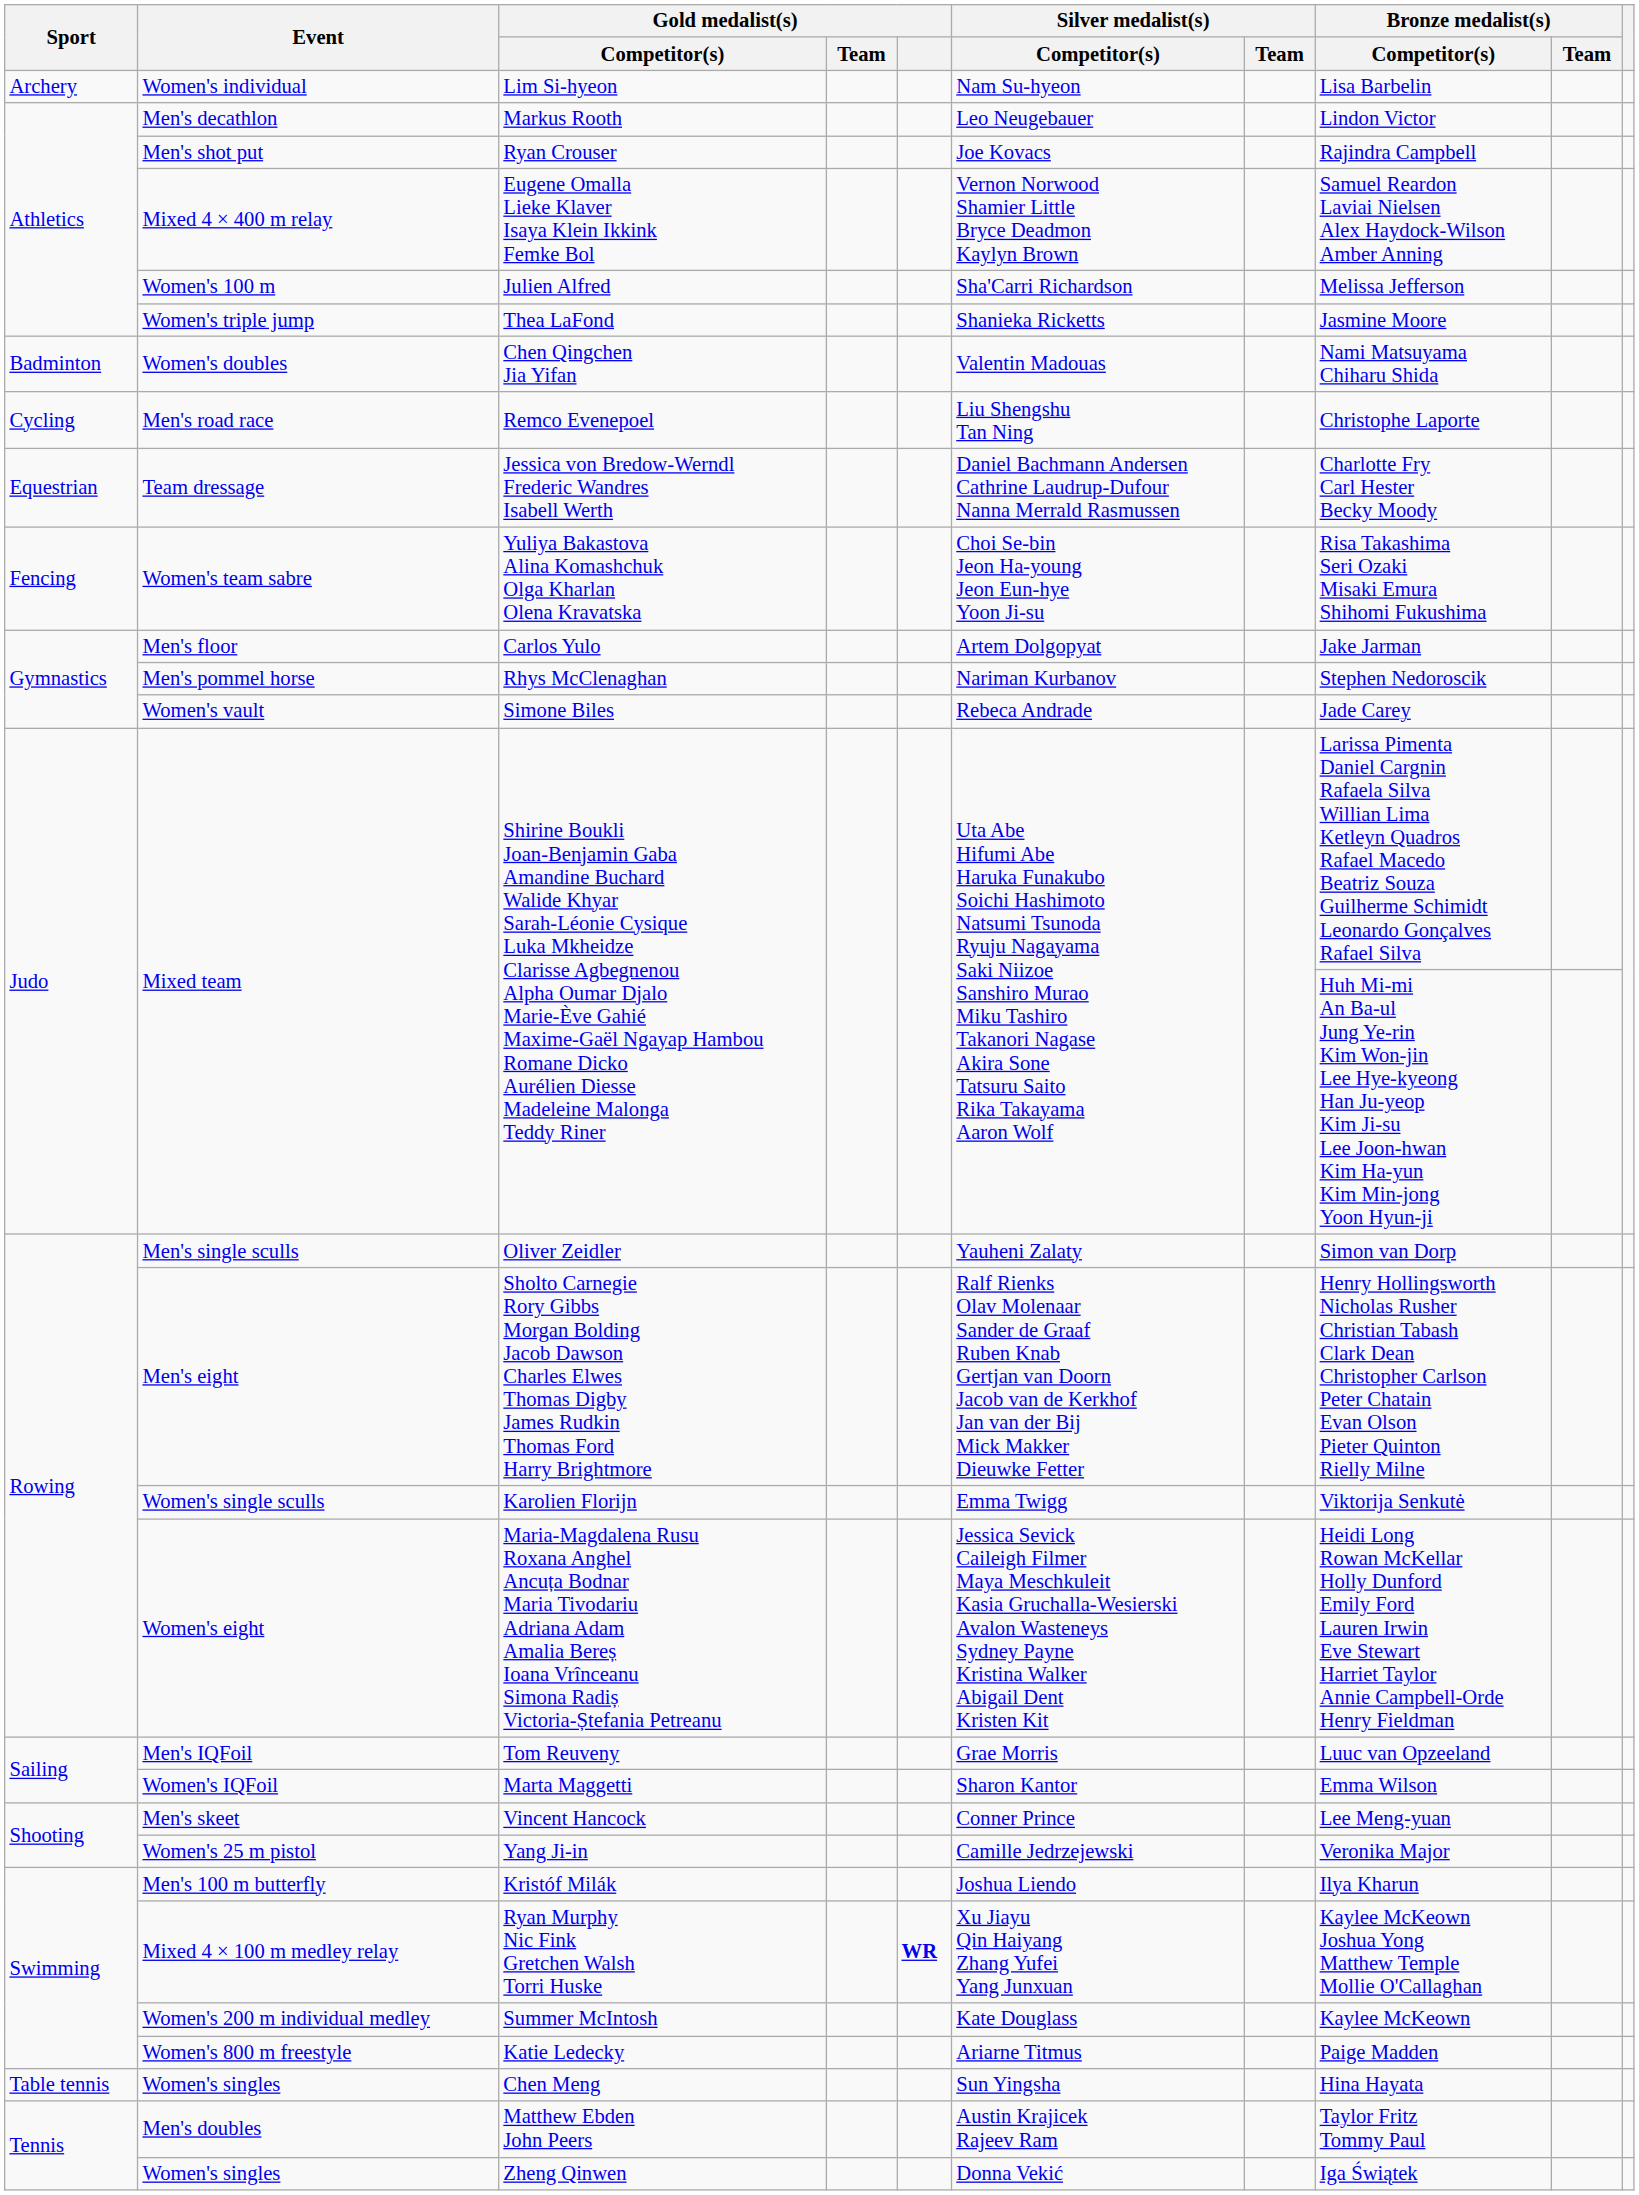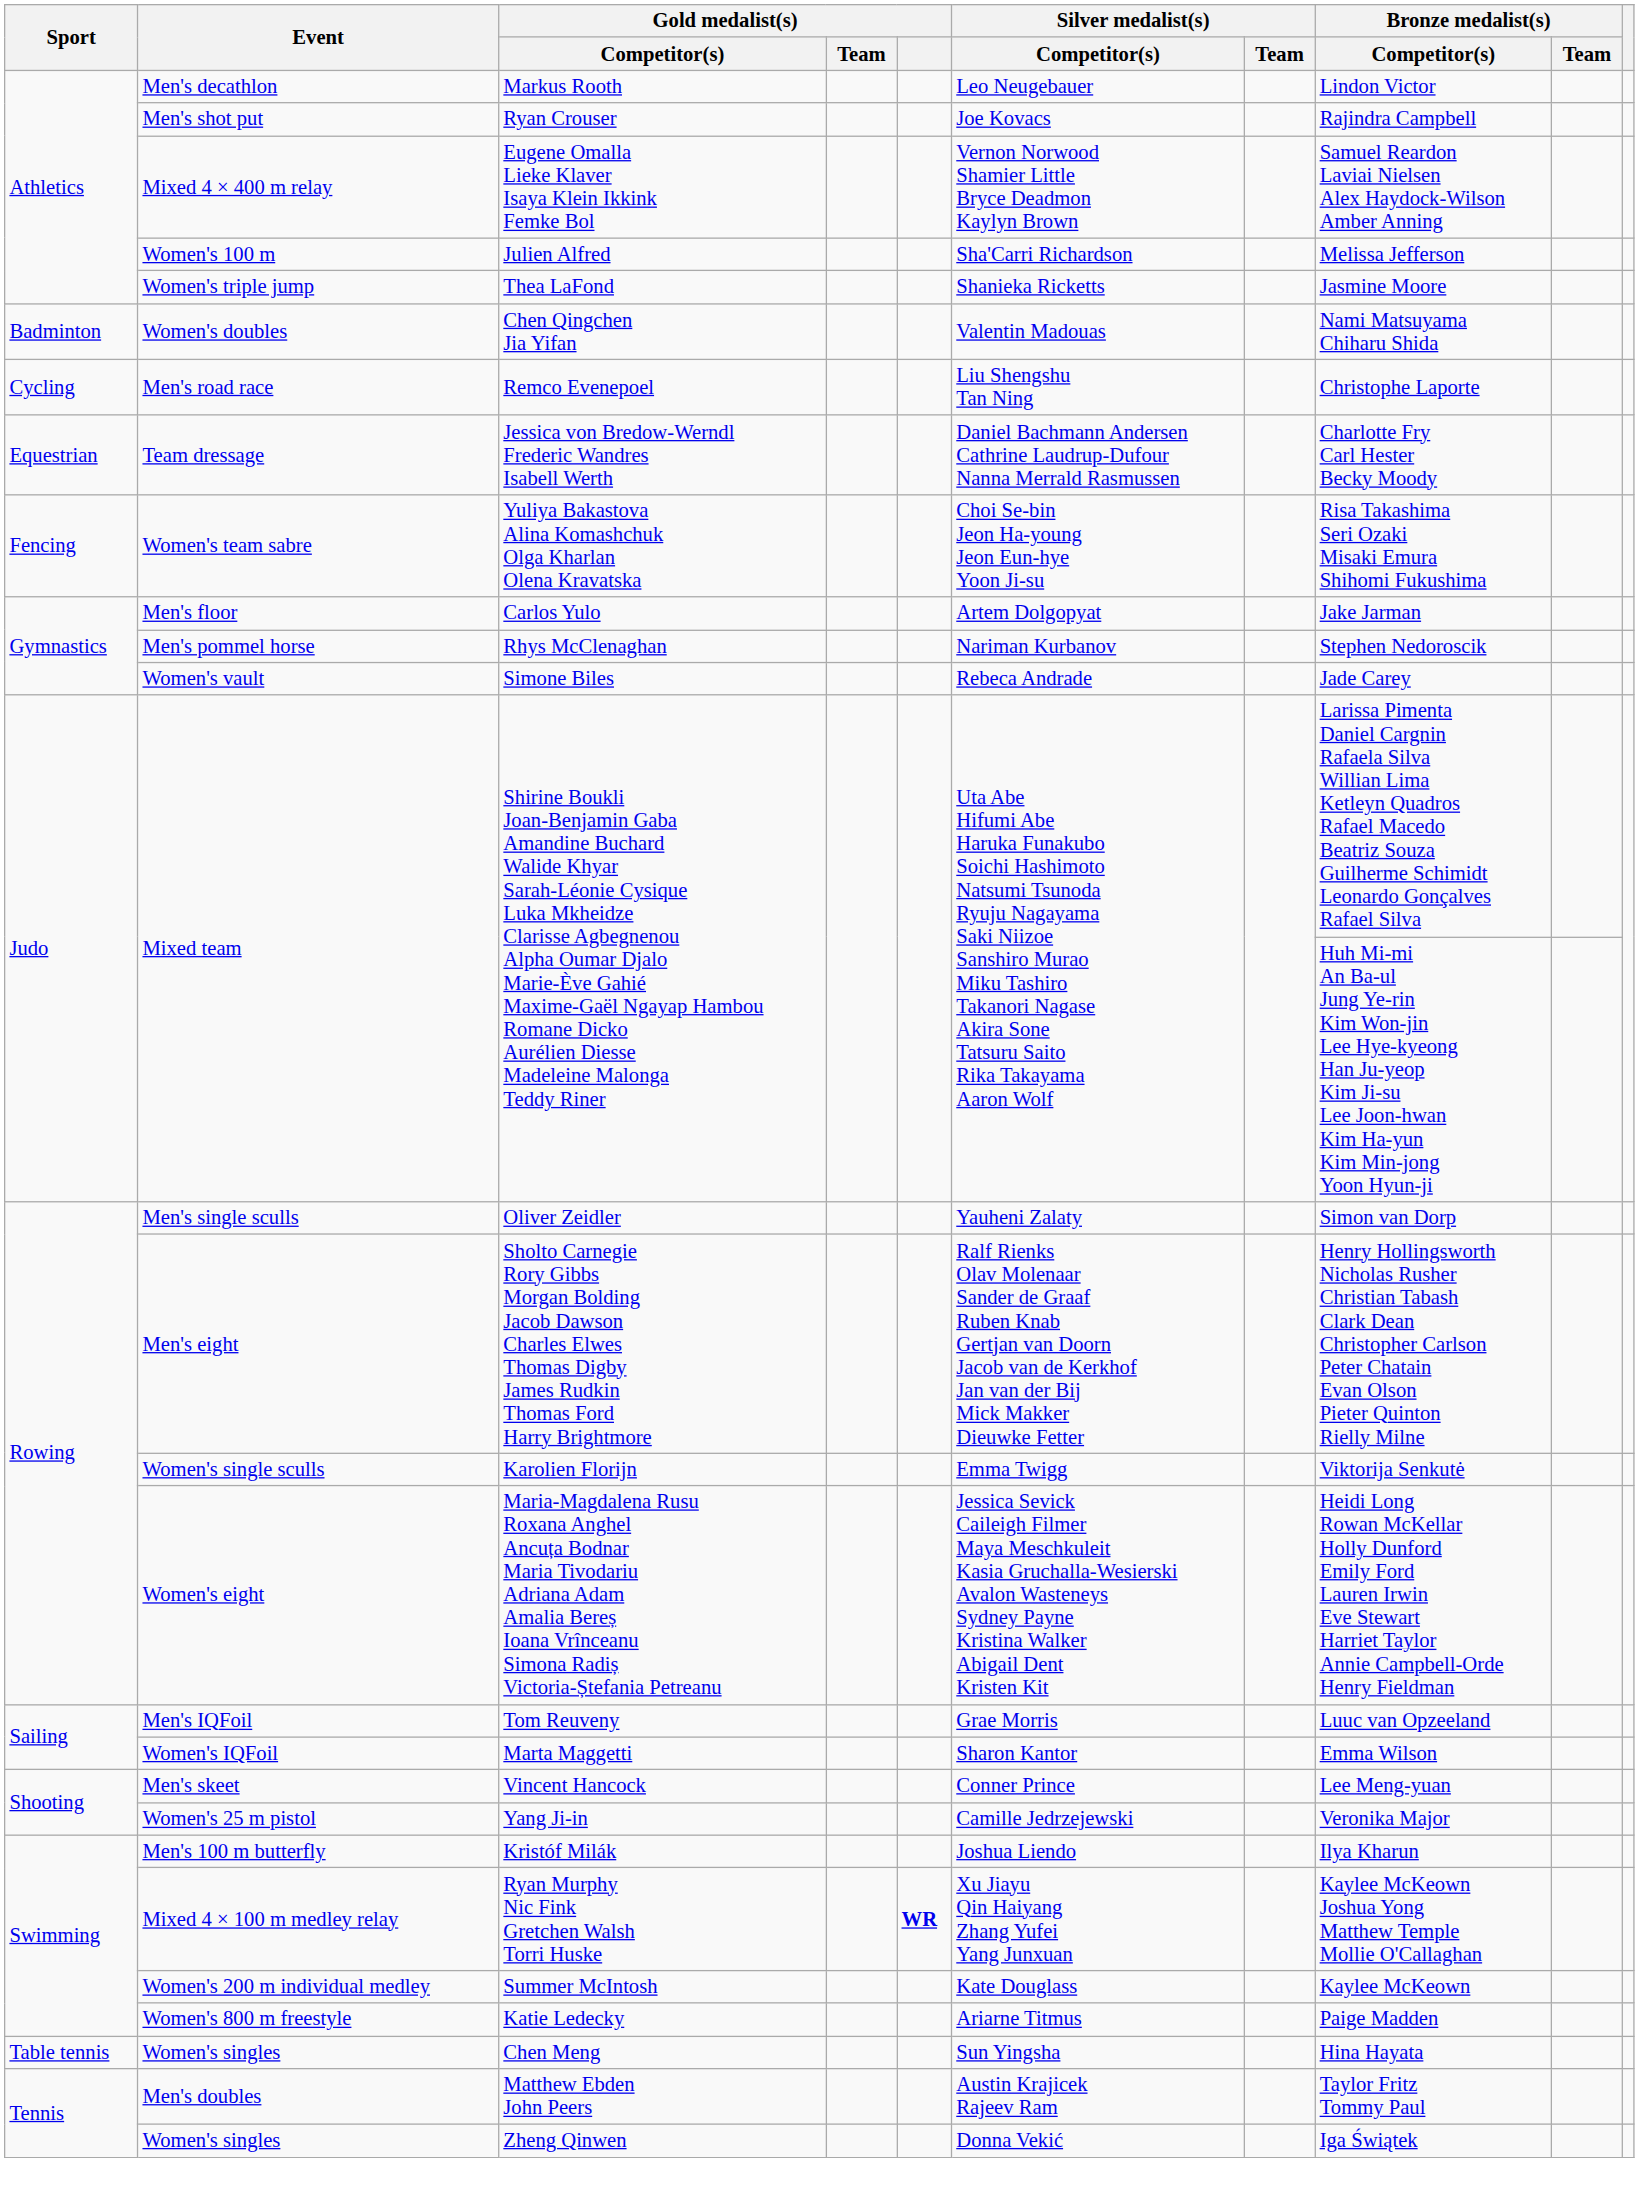- row: (225, 86)
